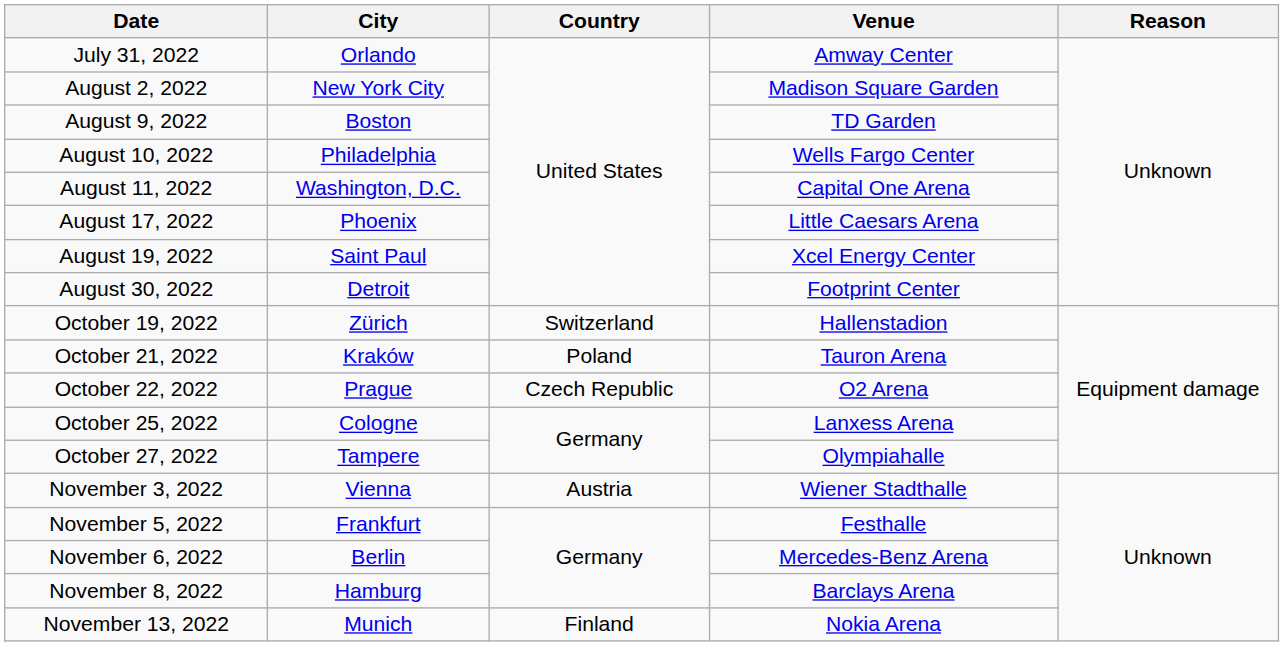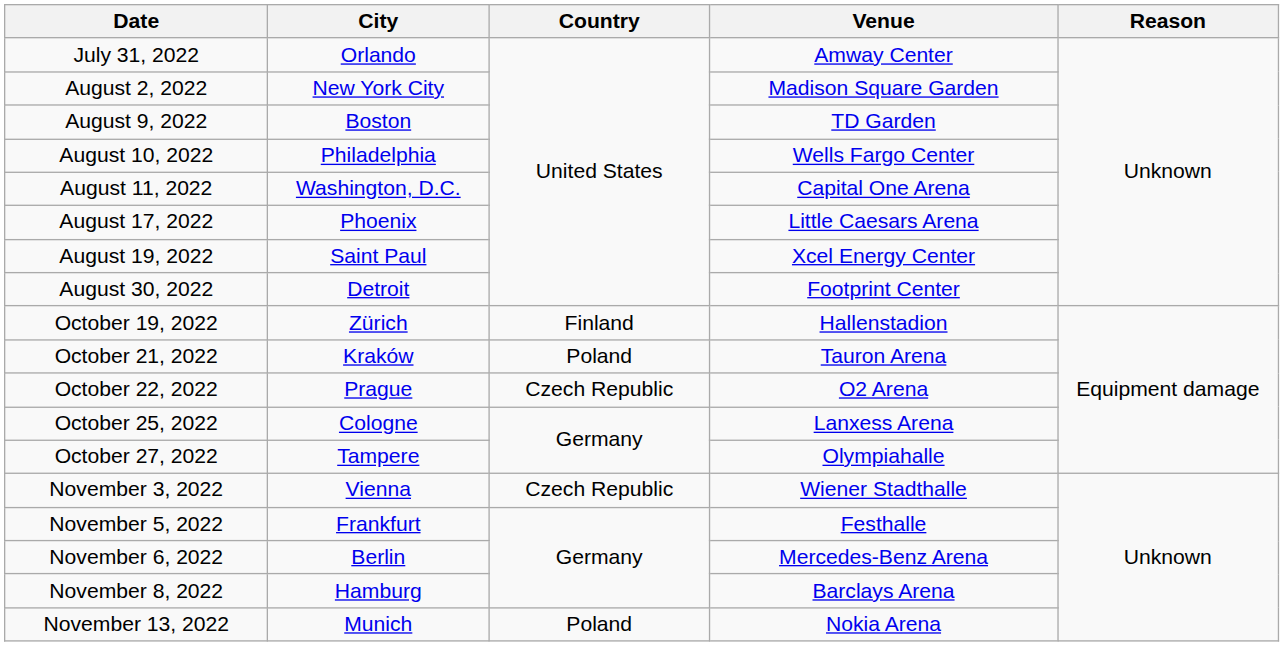(599, 322) Switzerland -> (599, 322) Finland
(599, 490) Austria -> (599, 490) Czech Republic
(599, 624) Finland -> (599, 624) Poland
